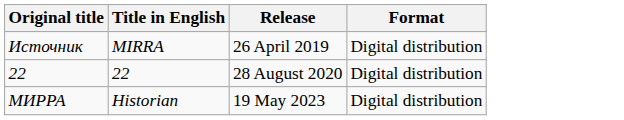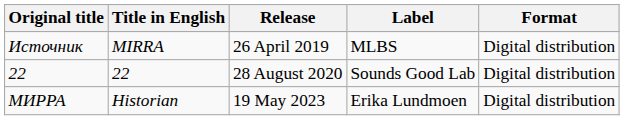+ column: (413, 18)
